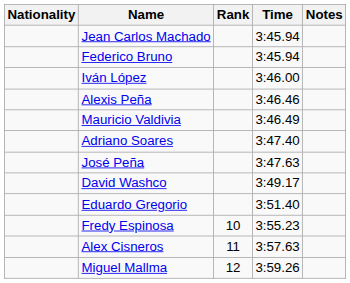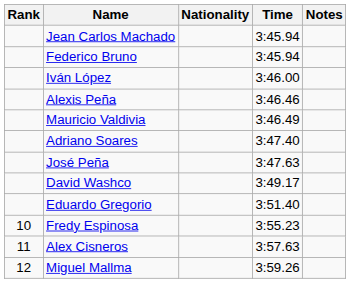columns swapped: (233, 15) <-> (41, 15)
